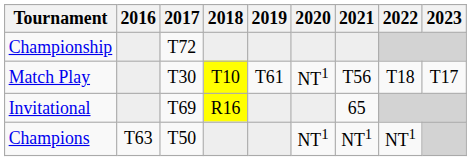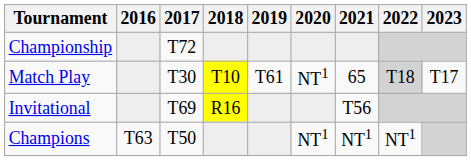(357, 77) T56 -> (357, 77) 65
(400, 77) no background -> (400, 77) lightgrey background
(357, 107) 65 -> (357, 107) T56
